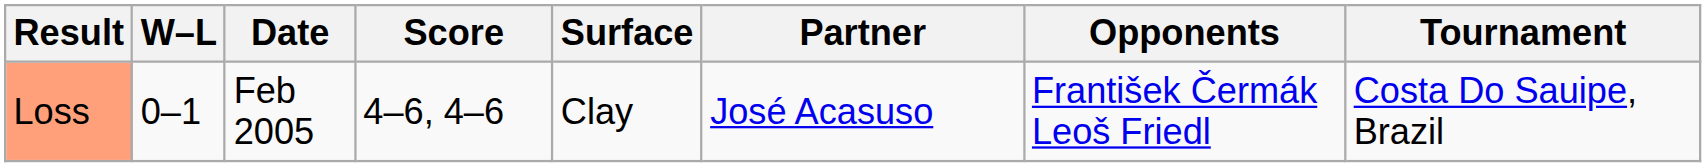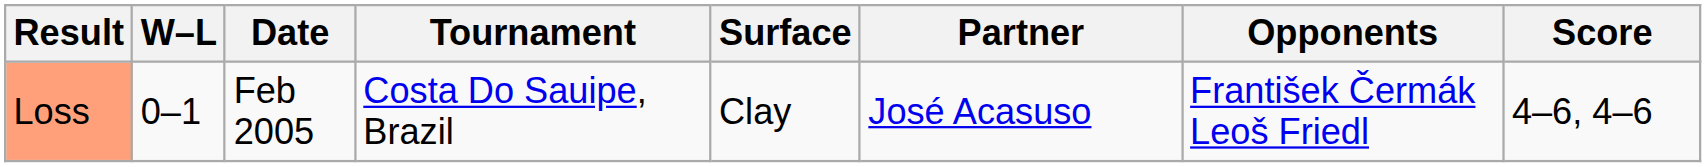columns swapped: (1523, 33) <-> (454, 33)
